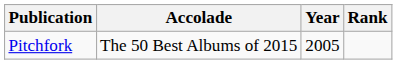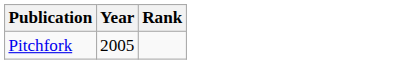- column: (199, 18)
